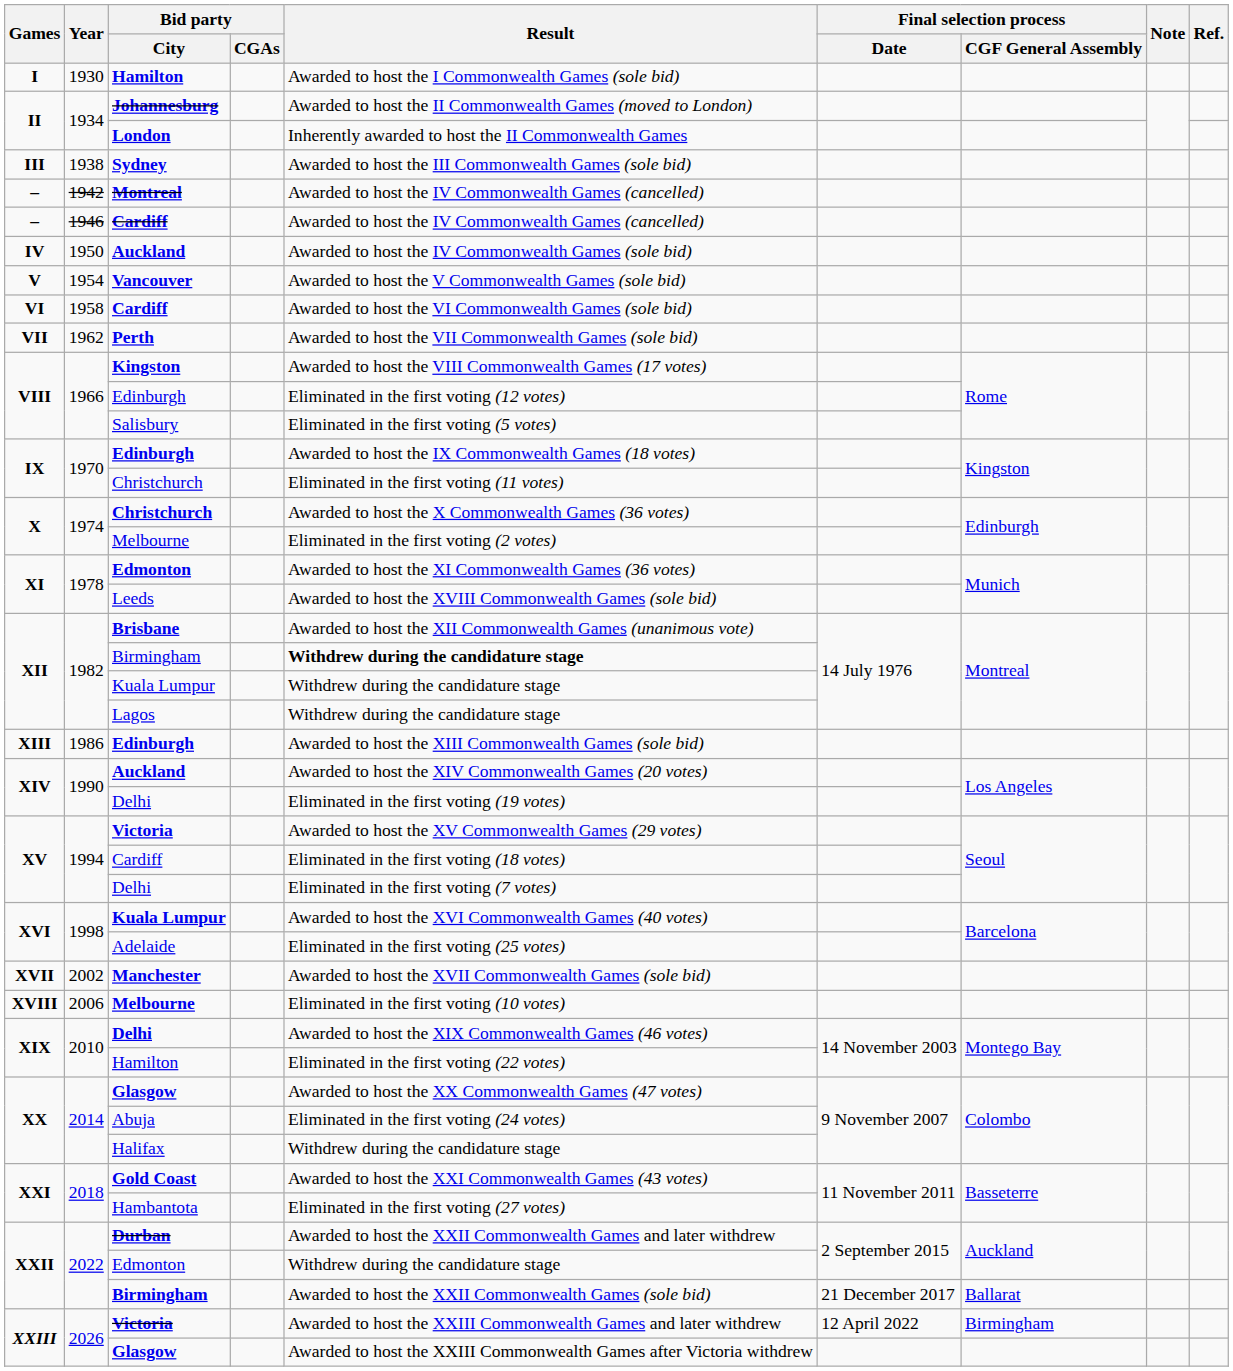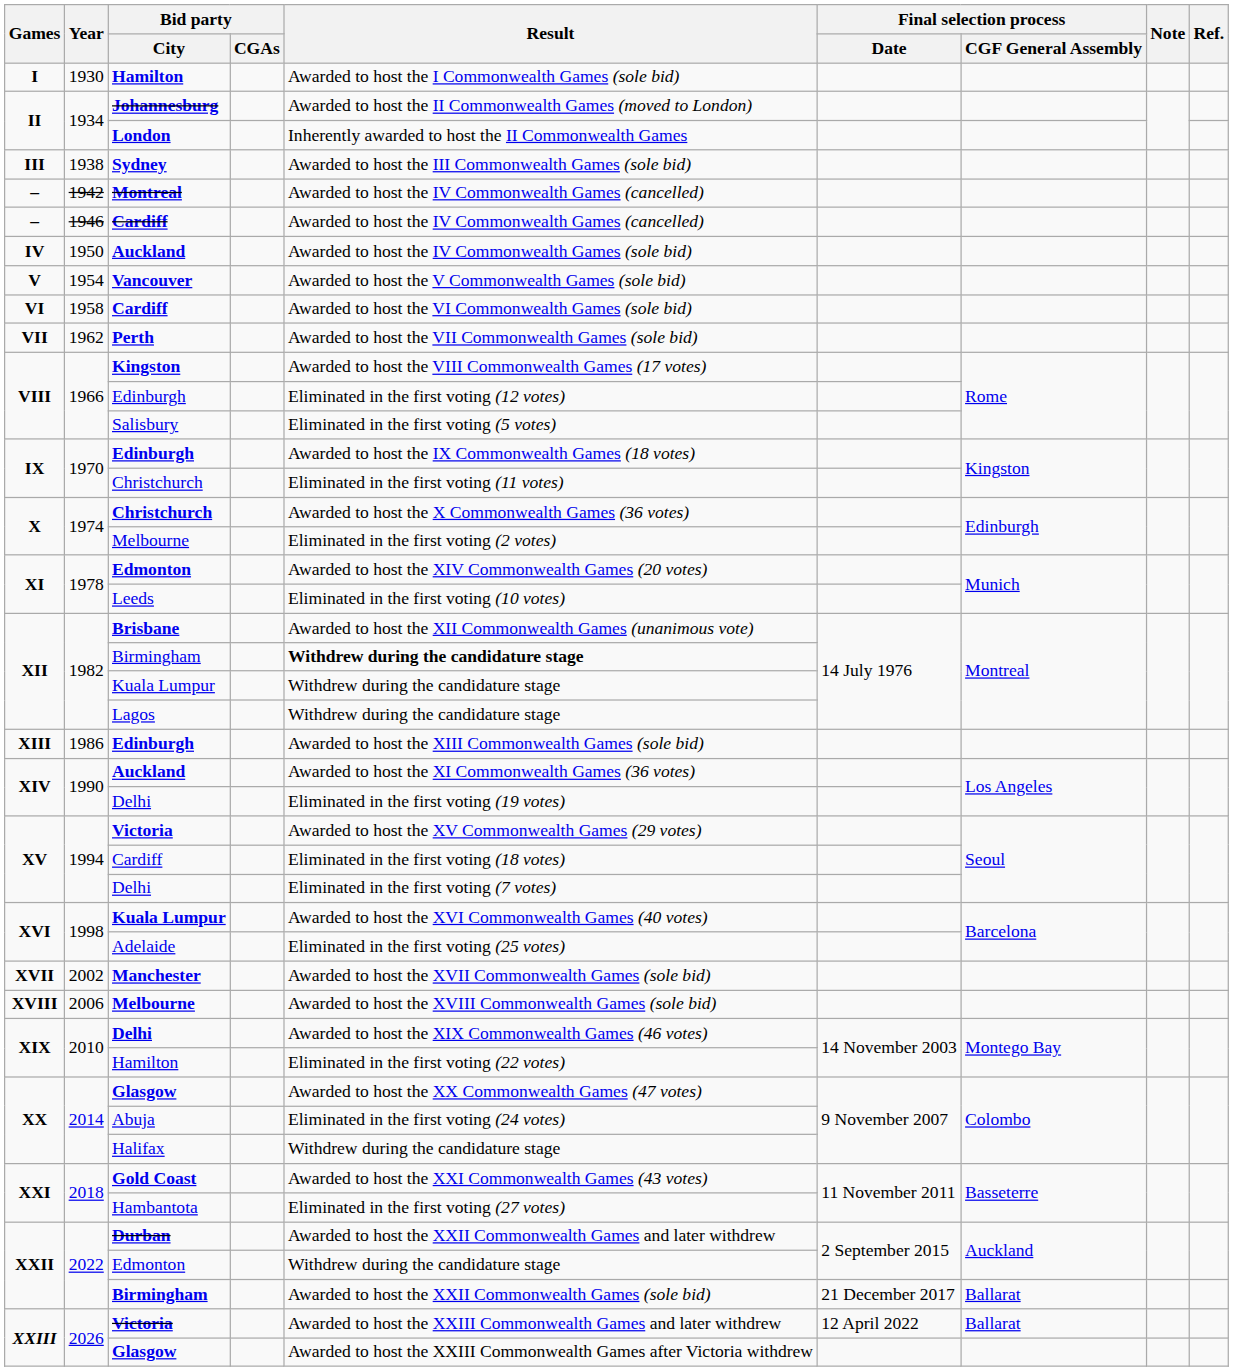(492, 569) Awarded to host the XI Commonwealth Games (36 votes) -> (498, 569) Awarded to host the XIV Commonwealth Games (20 votes)
(502, 598) Awarded to host the XVIII Commonwealth Games (sole bid) -> (427, 598) Eliminated in the first voting (10 votes)
(498, 772) Awarded to host the XIV Commonwealth Games (20 votes) -> (492, 772) Awarded to host the XI Commonwealth Games (36 votes)
(427, 1004) Eliminated in the first voting (10 votes) -> (502, 1004) Awarded to host the XVIII Commonwealth Games (sole bid)
(1009, 1323) Birmingham -> (993, 1323) Ballarat
